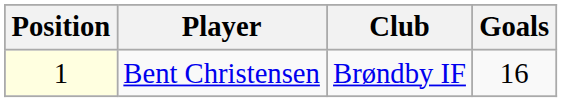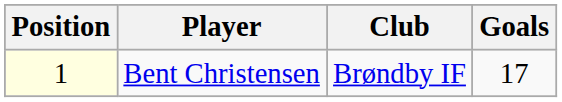(514, 72) 16 -> (514, 72) 17
